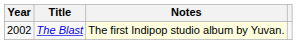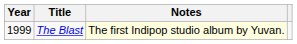(19, 30) 2002 -> (19, 30) 1999
